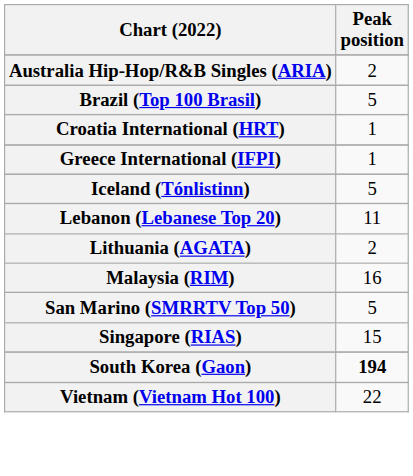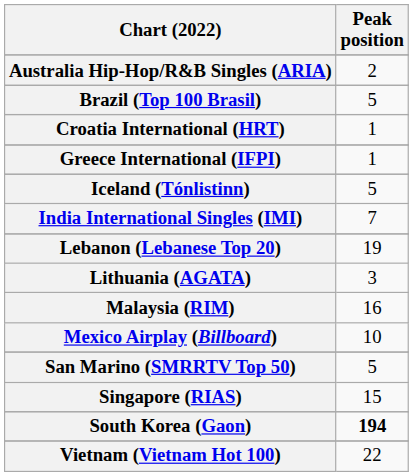+ row: (170, 218)
(372, 218) 11 -> (372, 248) 19
(372, 248) 2 -> (372, 277) 3
+ row: (170, 337)
